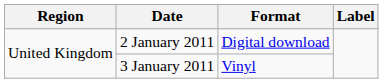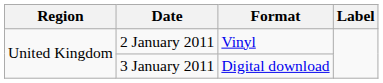(275, 41) Digital download -> (239, 41) Vinyl
(239, 66) Vinyl -> (275, 66) Digital download
